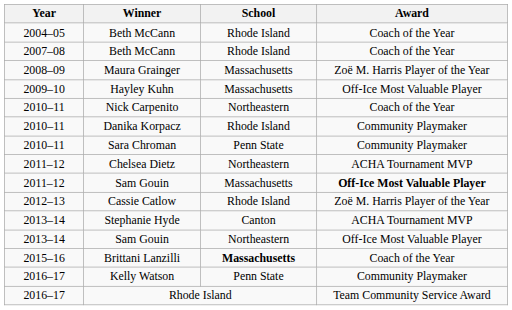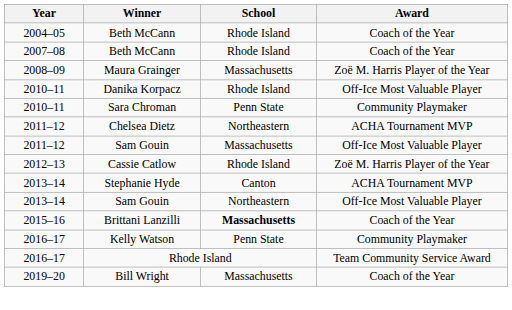- row: (44, 88)
- row: (44, 107)
(412, 126) Community Playmaker -> (412, 88) Off-Ice Most Valuable Player
(412, 182) bold -> (412, 145) normal
+ row: (44, 276)
